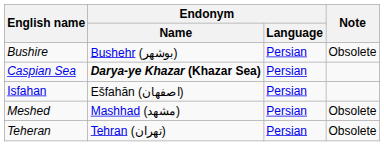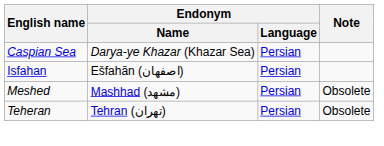- row: (27, 52)
(176, 71) bold -> (173, 52) normal
